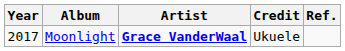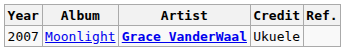(23, 36) 2017 -> (23, 36) 2007
